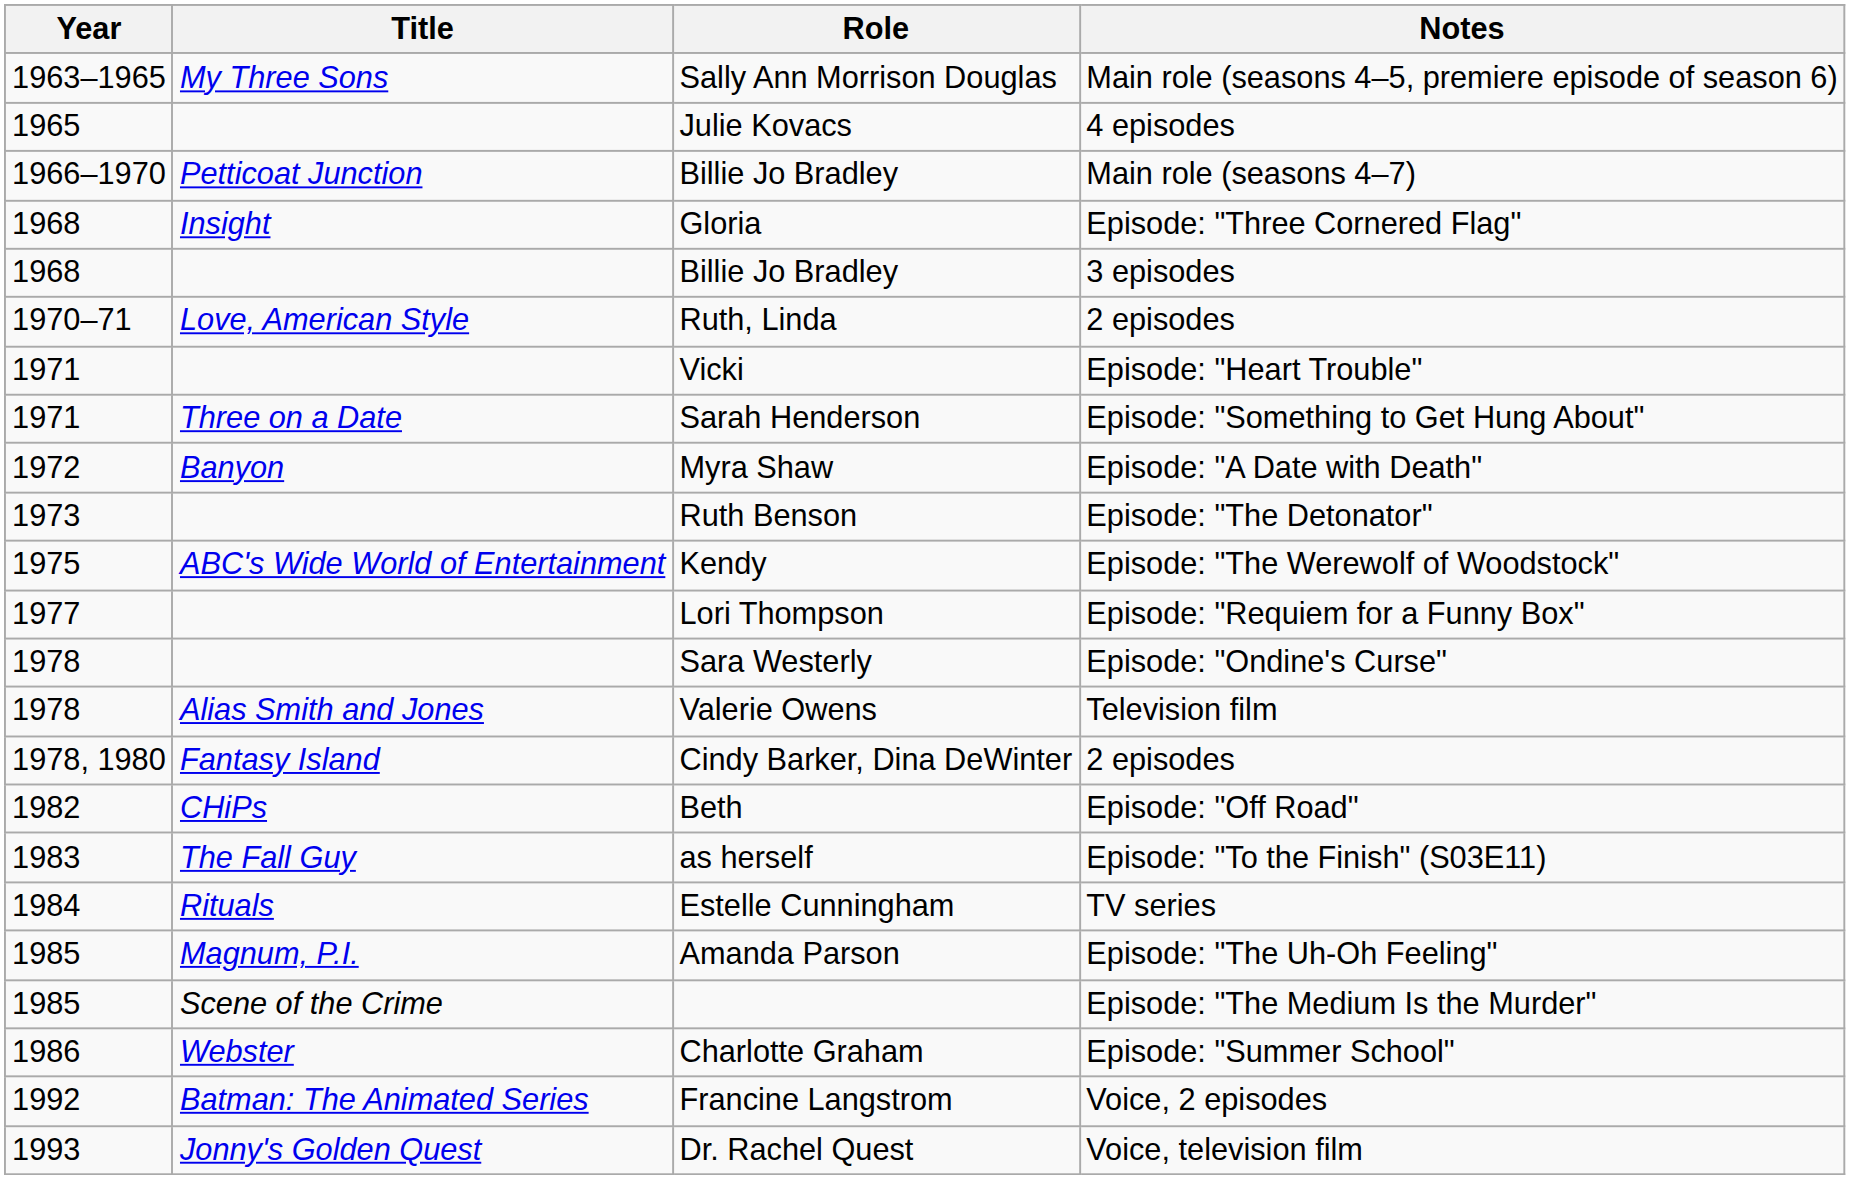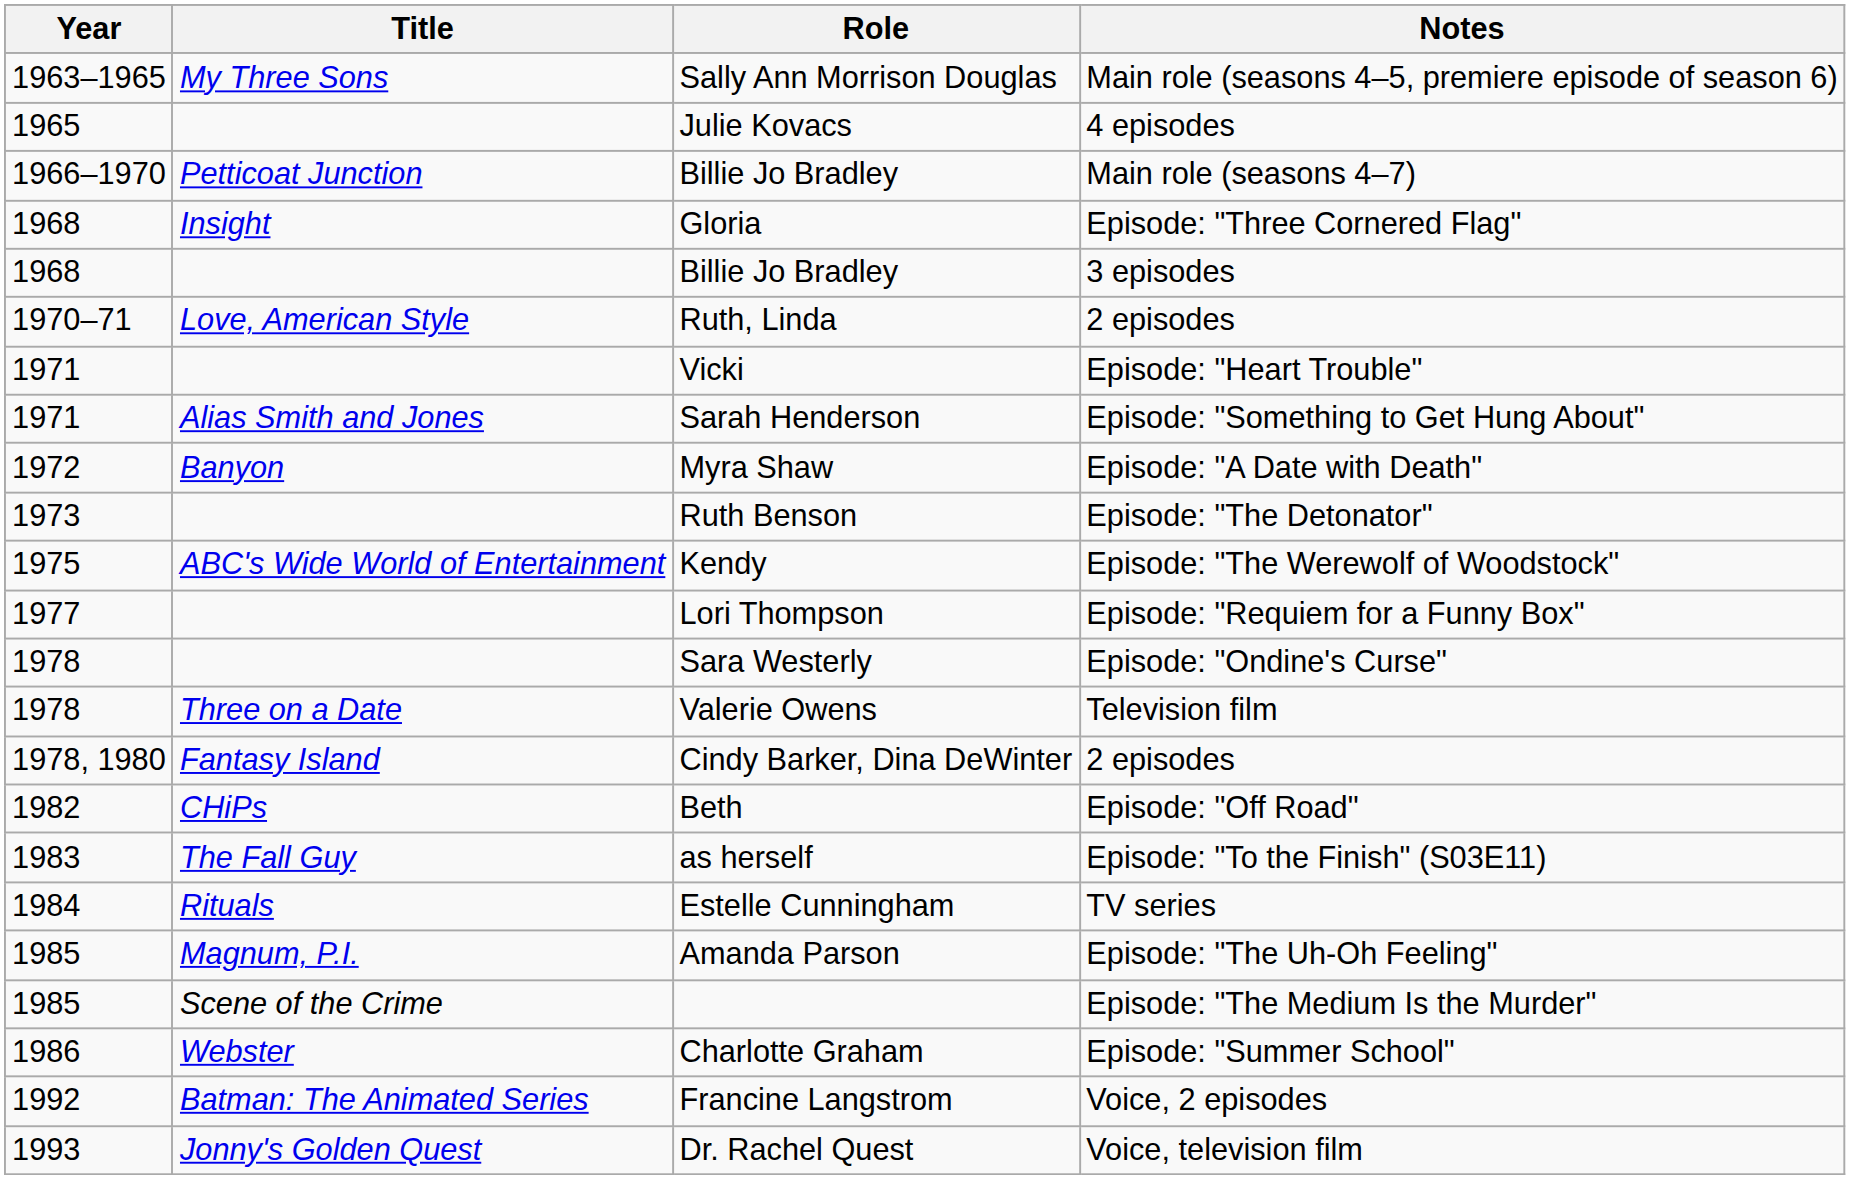(291, 418) Three on a Date -> (332, 418) Alias Smith and Jones
(332, 710) Alias Smith and Jones -> (291, 710) Three on a Date
